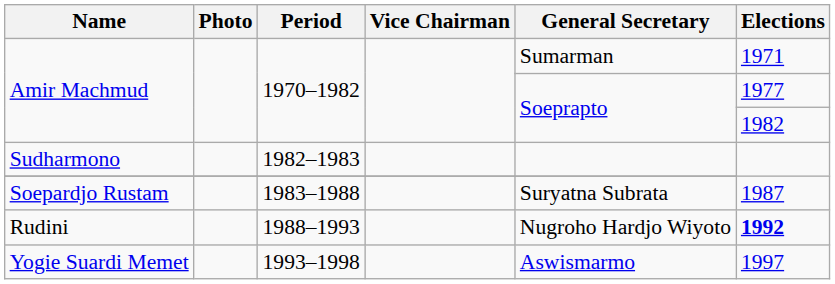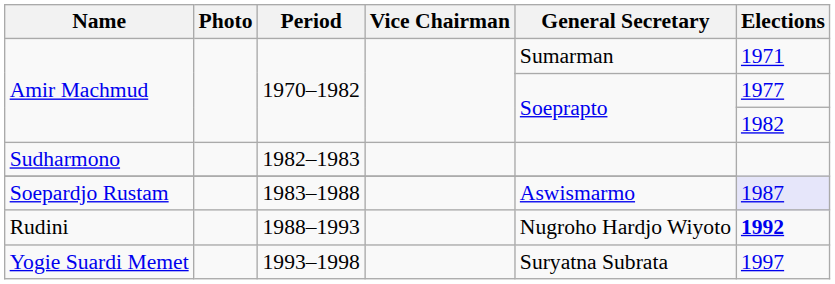(594, 192) Suryatna Subrata -> (577, 192) Aswismarmo
(763, 192) no background -> (763, 192) lavender background
(577, 261) Aswismarmo -> (594, 261) Suryatna Subrata
